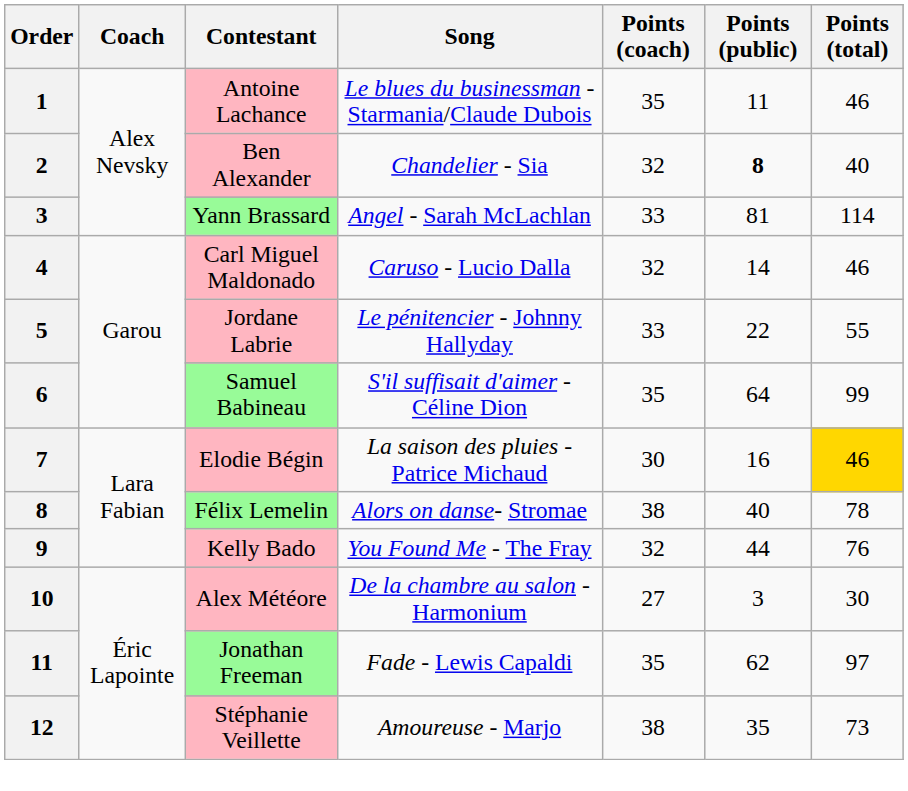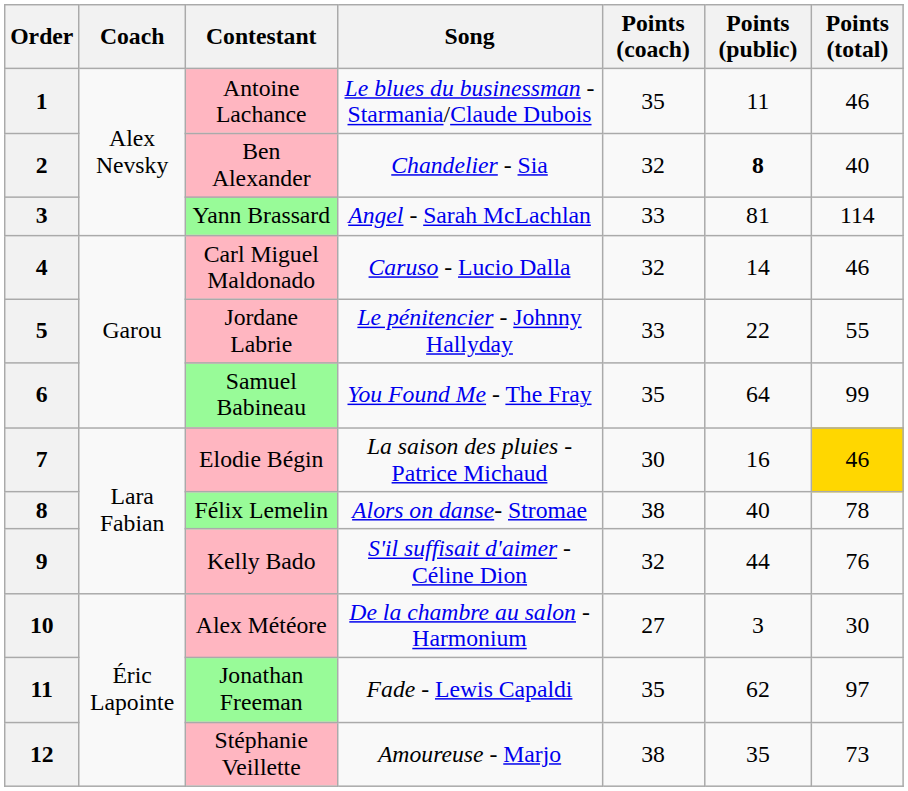(470, 395) S'il suffisait d'aimer - Céline Dion -> (470, 395) You Found Me - The Fray
(470, 547) You Found Me - The Fray -> (470, 561) S'il suffisait d'aimer - Céline Dion
